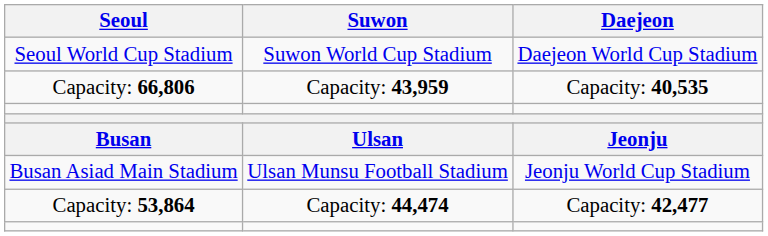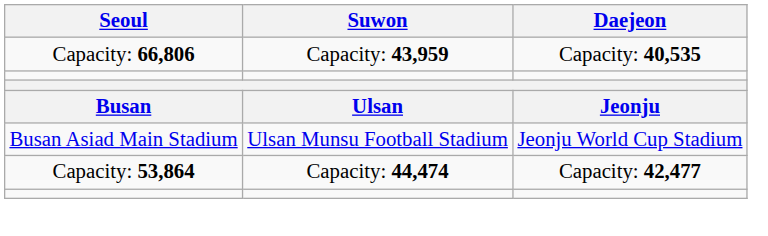- row: (124, 53)
